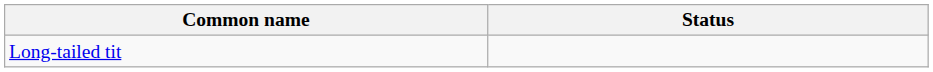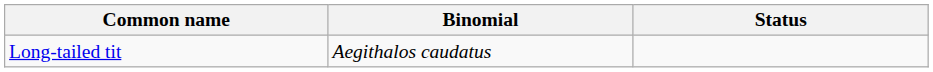+ column: (480, 19)
